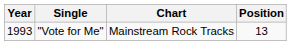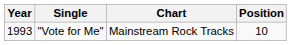(262, 31) 13 -> (262, 31) 10
